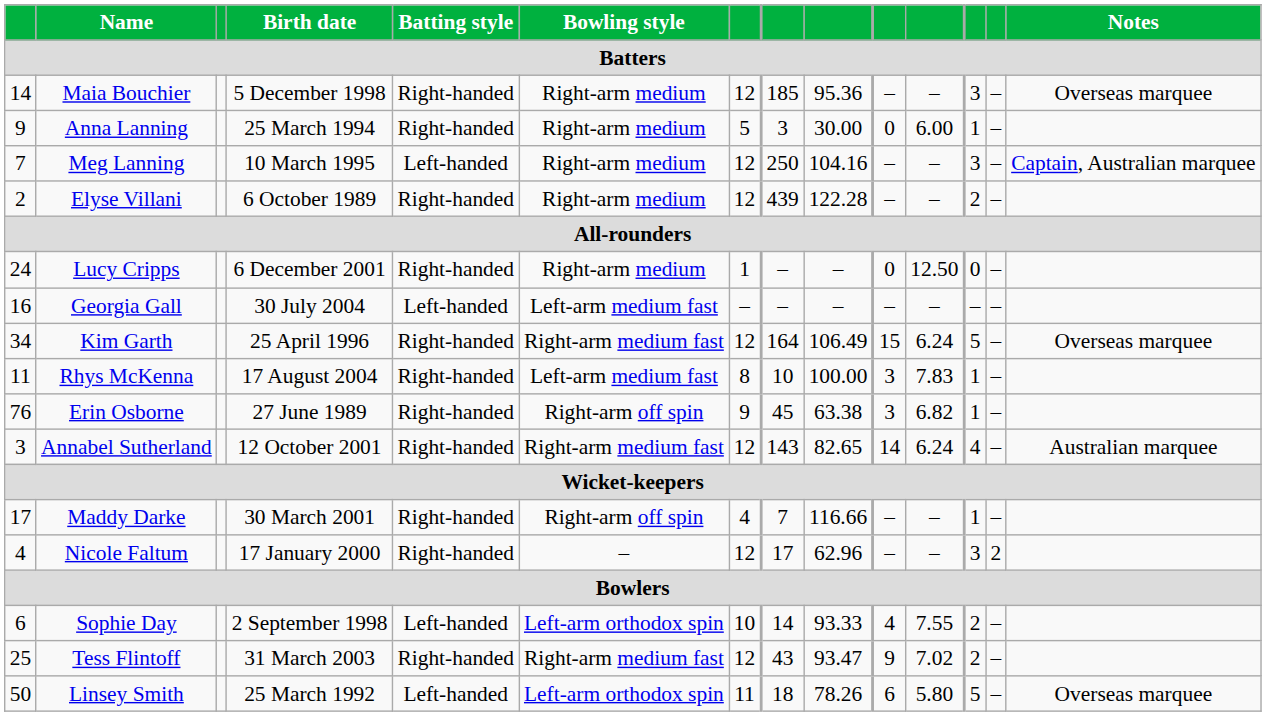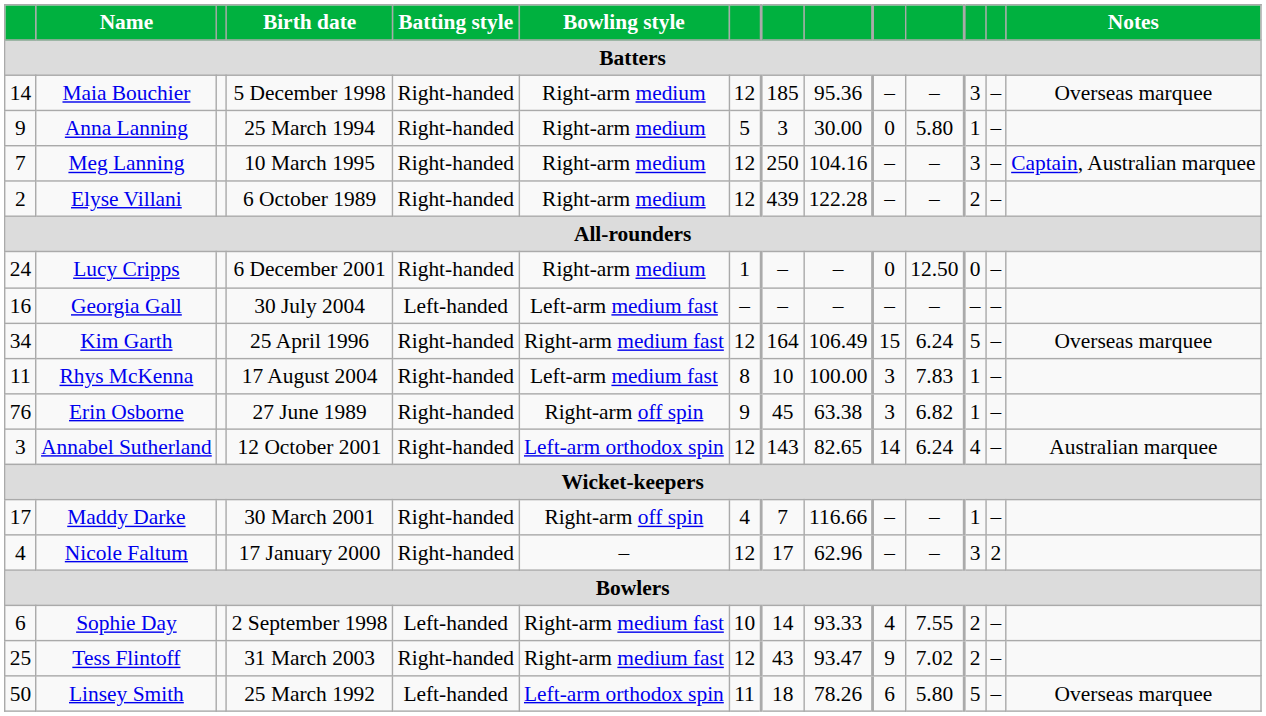(934, 128) 6.00 -> (934, 128) 5.80
(456, 163) Left-handed -> (456, 163) Right-handed
(624, 446) Right-arm medium fast -> (624, 446) Left-arm orthodox spin
(624, 623) Left-arm orthodox spin -> (624, 623) Right-arm medium fast
